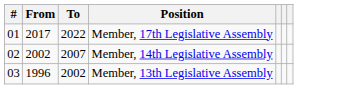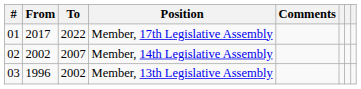+ column: (307, 14)
